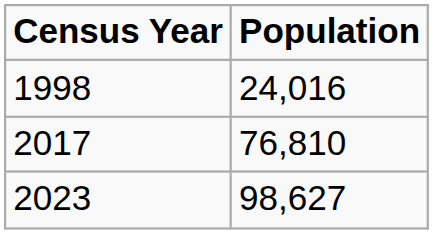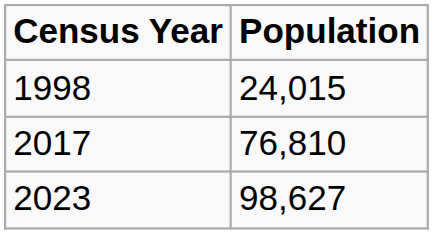(293, 87) 24,016 -> (293, 87) 24,015
